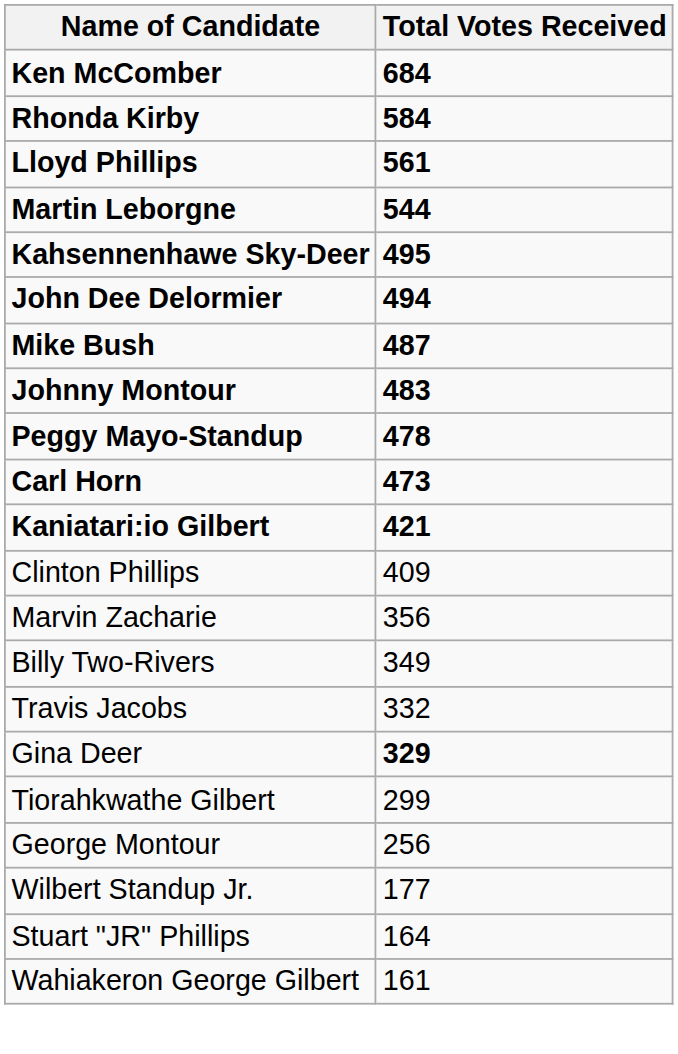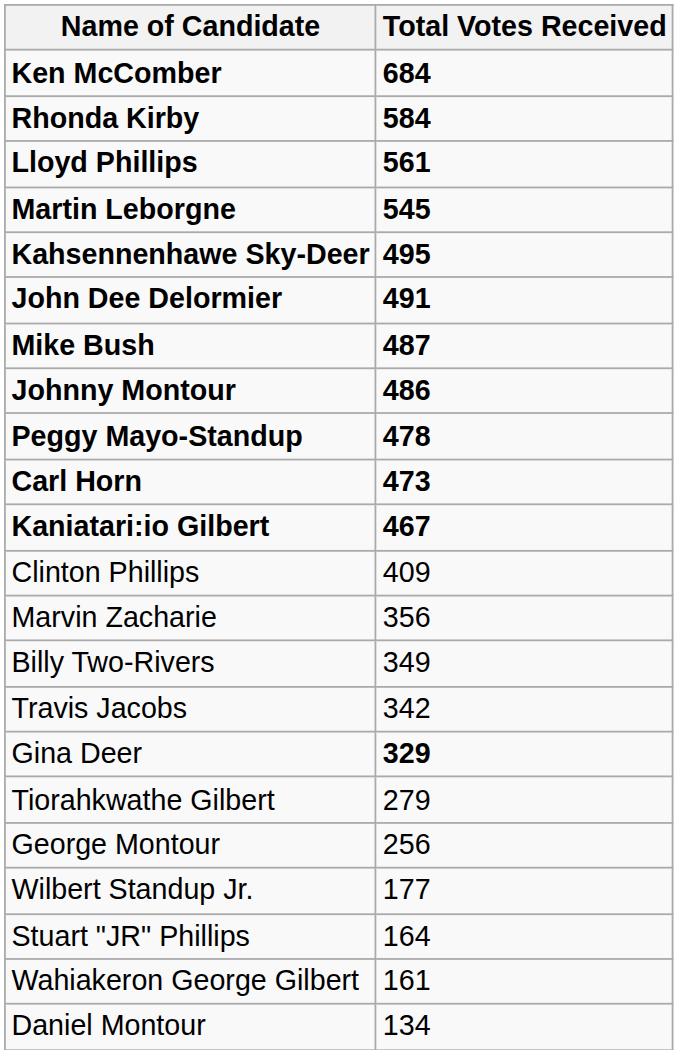(407, 208) 544 -> (407, 208) 545
(407, 299) 494 -> (407, 299) 491
(407, 390) 483 -> (407, 390) 486
(407, 526) 421 -> (407, 526) 467
(407, 708) 332 -> (407, 708) 342
(407, 799) 299 -> (407, 799) 279
+ row: (109, 1026)
